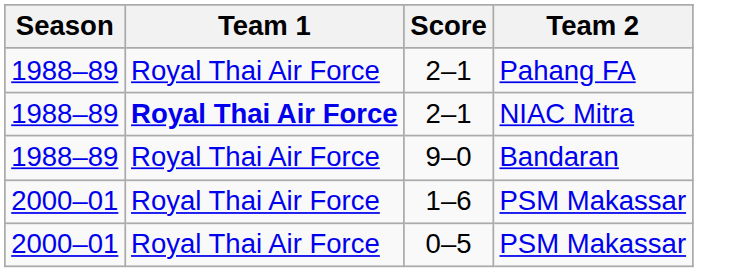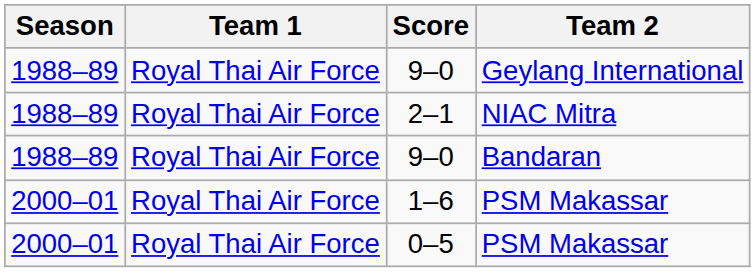- row: (449, 69)
+ row: (431, 69)
(264, 113) bold -> (255, 113) normal
